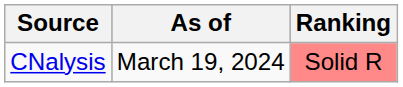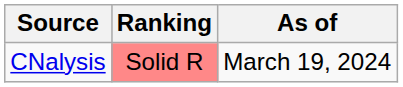columns swapped: (343, 23) <-> (201, 23)
